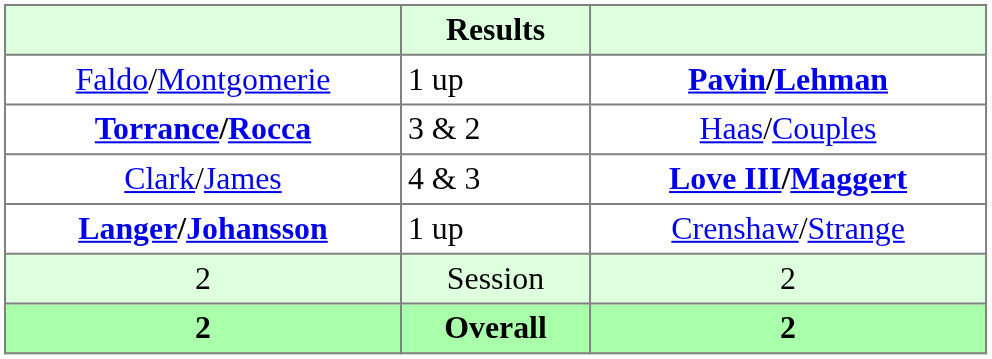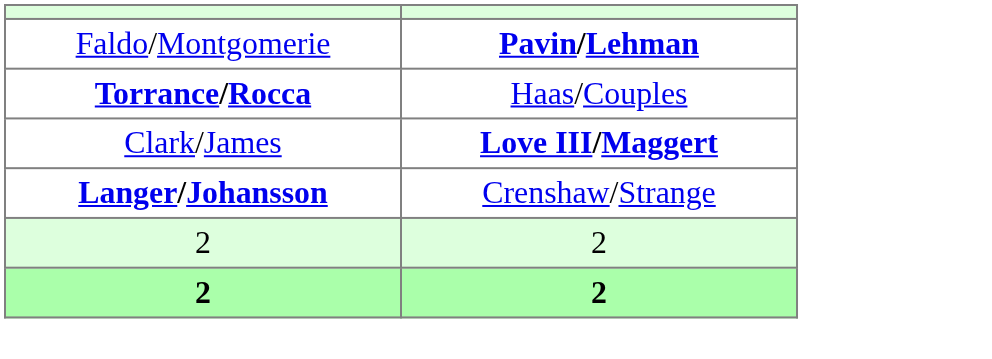- column: (496, 29)
